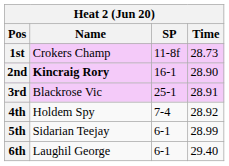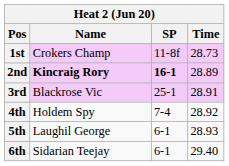(165, 72) normal -> (165, 72) bold
(204, 72) 28.90 -> (204, 72) 28.89
(71, 131) Sidarian Teejay -> (71, 131) Laughil George
(204, 131) 28.99 -> (204, 131) 28.93
(71, 151) Laughil George -> (71, 151) Sidarian Teejay
